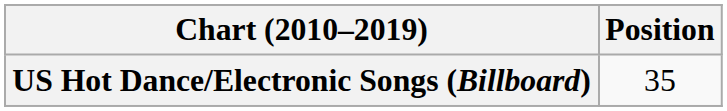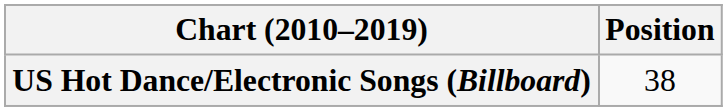(660, 79) 35 -> (660, 79) 38
